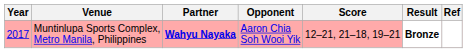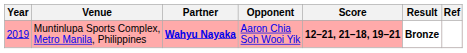(18, 34) 2017 -> (18, 34) 2019
(353, 34) normal -> (353, 34) bold
